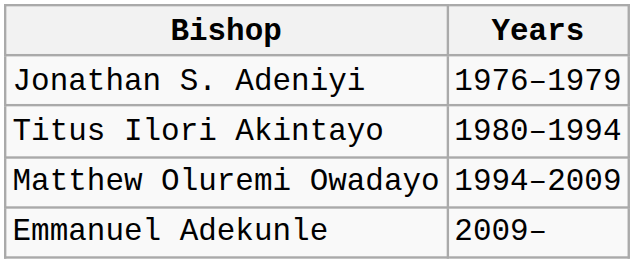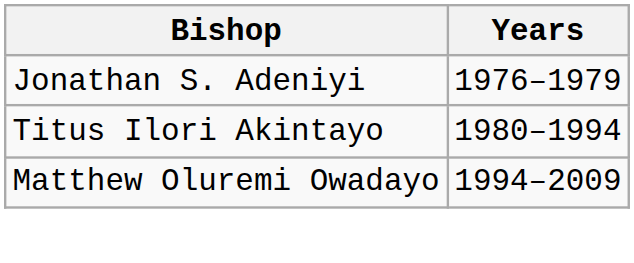- row: (170, 232)
